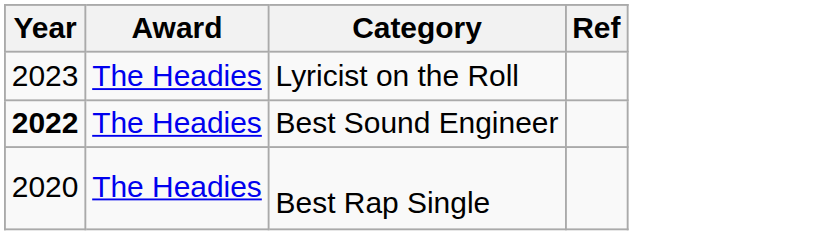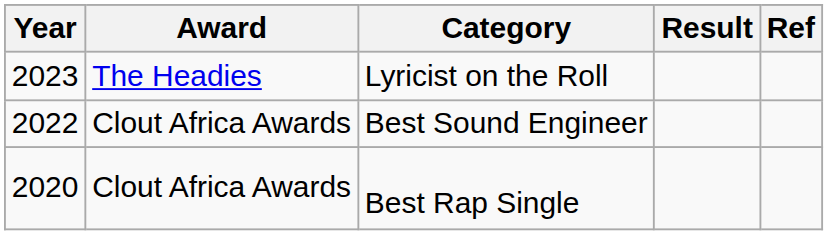+ column: (707, 28)
(45, 123) bold -> (45, 123) normal
(177, 123) The Headies -> (222, 123) Clout Africa Awards
(177, 187) The Headies -> (222, 187) Clout Africa Awards
